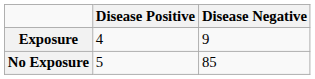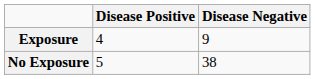(209, 62) 85 -> (209, 62) 38
